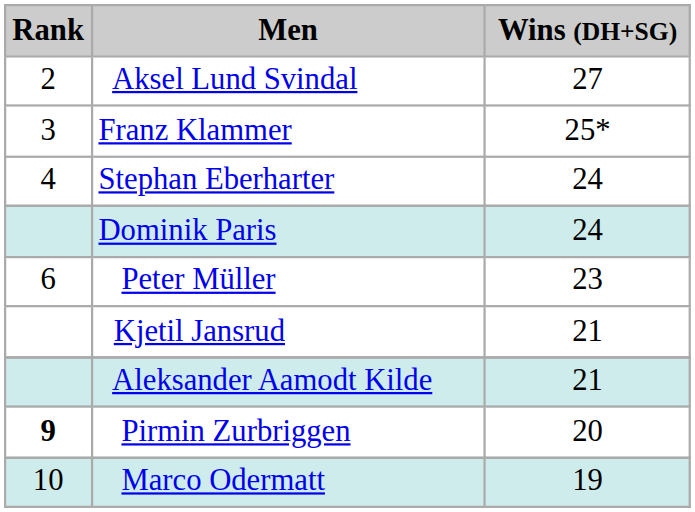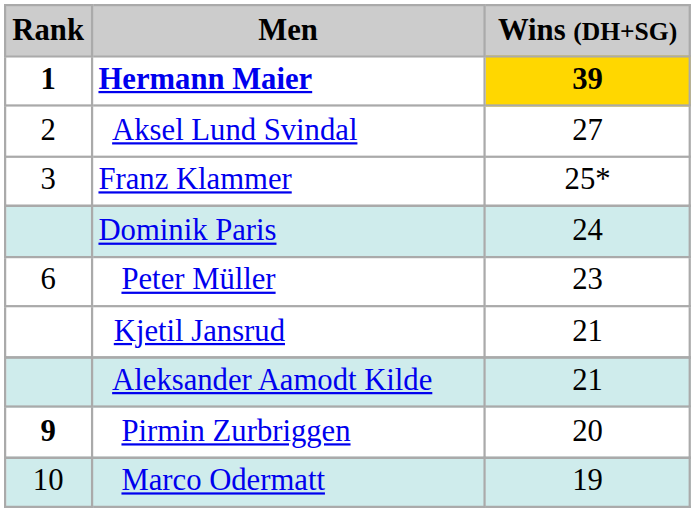+ row: (205, 79)
- row: (216, 179)
